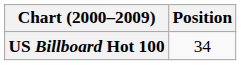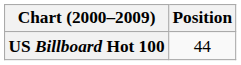(202, 45) 34 -> (202, 45) 44
